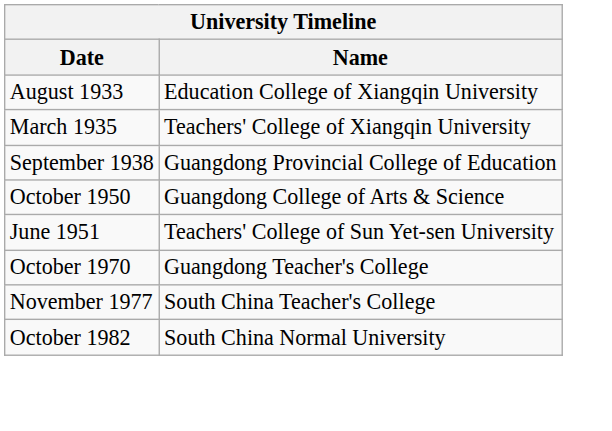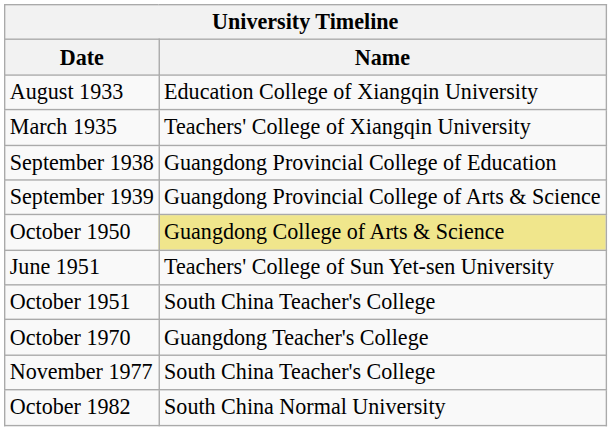+ row: (82, 197)
(334, 197) no background -> (334, 232) khaki background
+ row: (70, 302)
